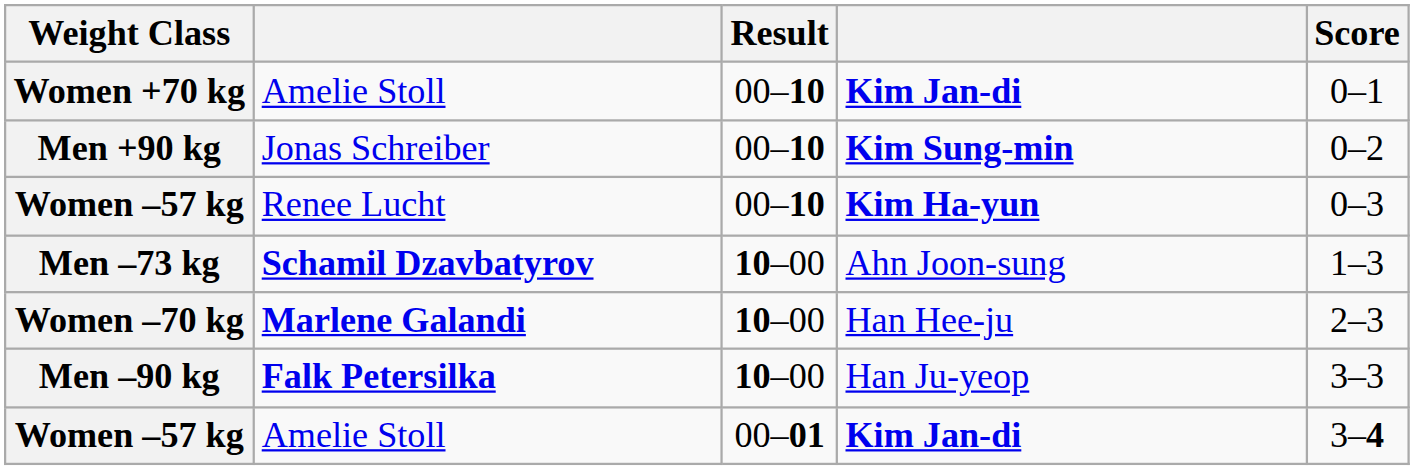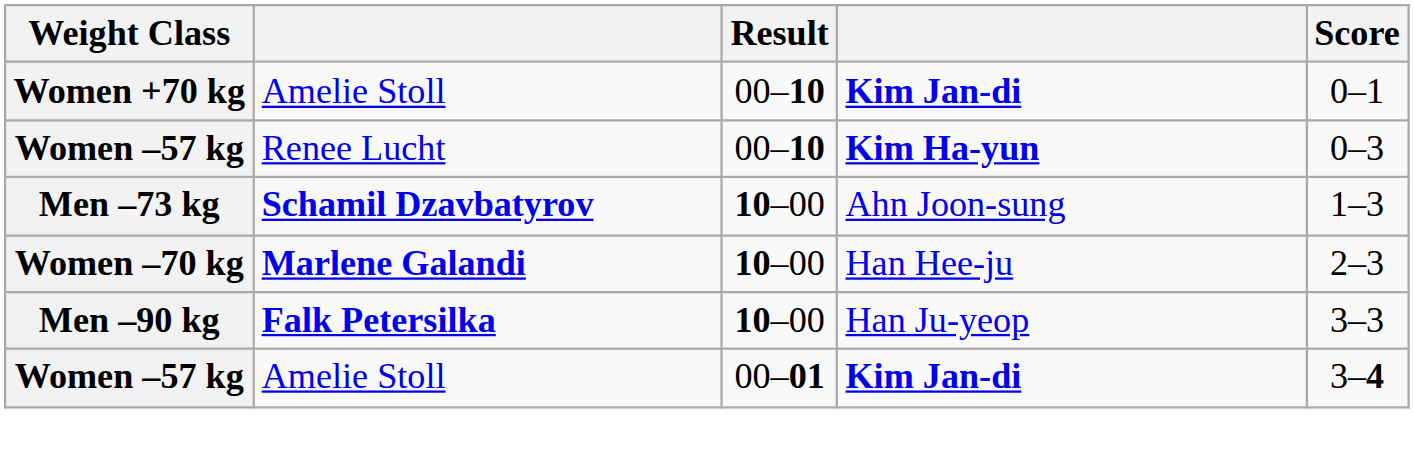- row: (129, 147)
